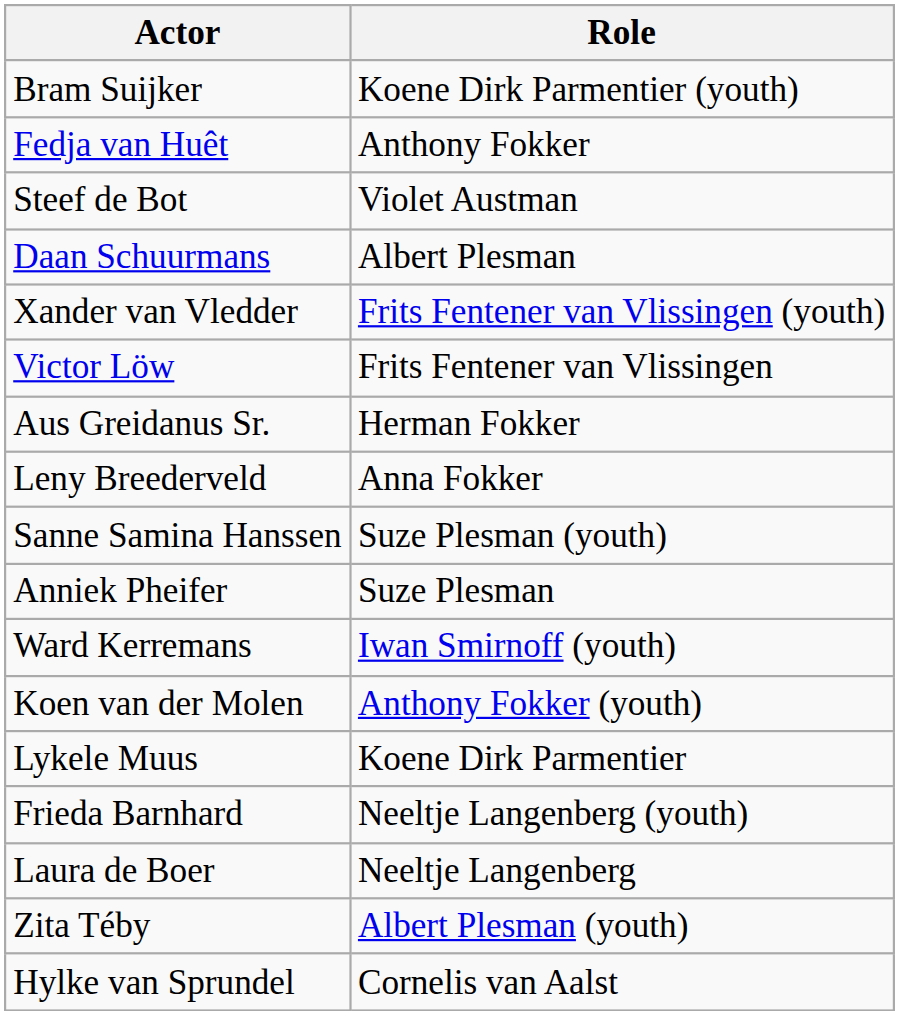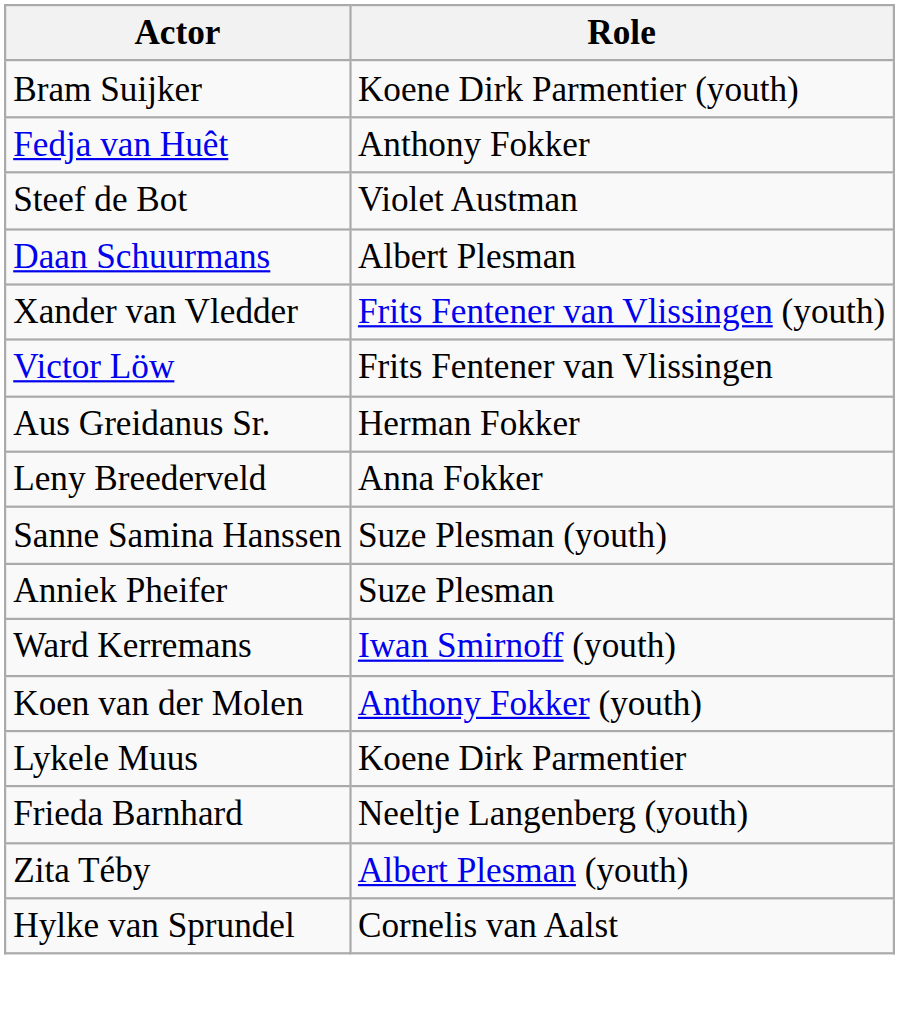- row: (114, 869)
